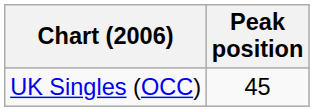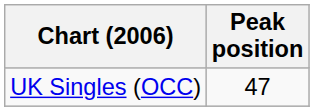(258, 86) 45 -> (258, 86) 47
